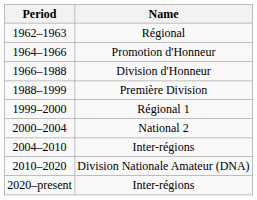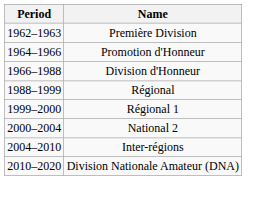(163, 33) Régional -> (153, 33) Première Division
(163, 90) Première Division -> (153, 90) Régional
- row: (39, 185)
